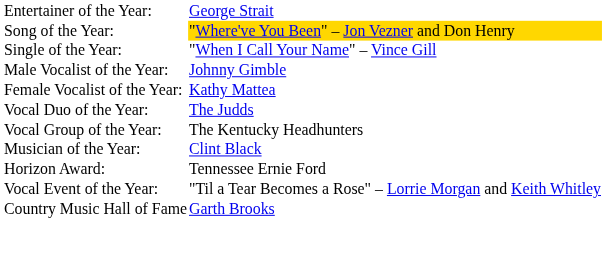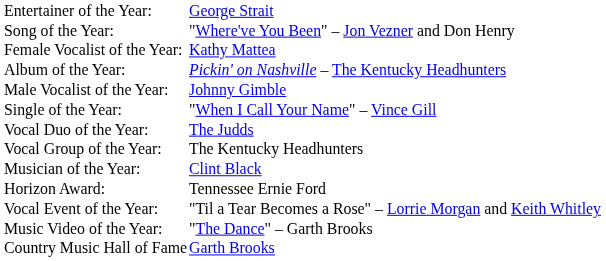(352, 30) gold background -> (352, 30) no background
rows swapped: (63, 50) <-> (93, 90)
+ row: (65, 70)
+ row: (83, 228)
